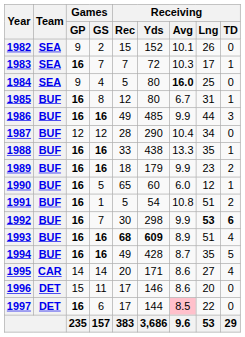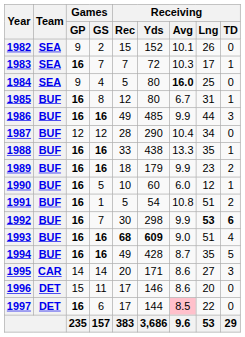(125, 185) 65 -> (125, 185) 10
(183, 237) 8.9 -> (183, 237) 9.0
(231, 271) 4 -> (231, 271) 3
